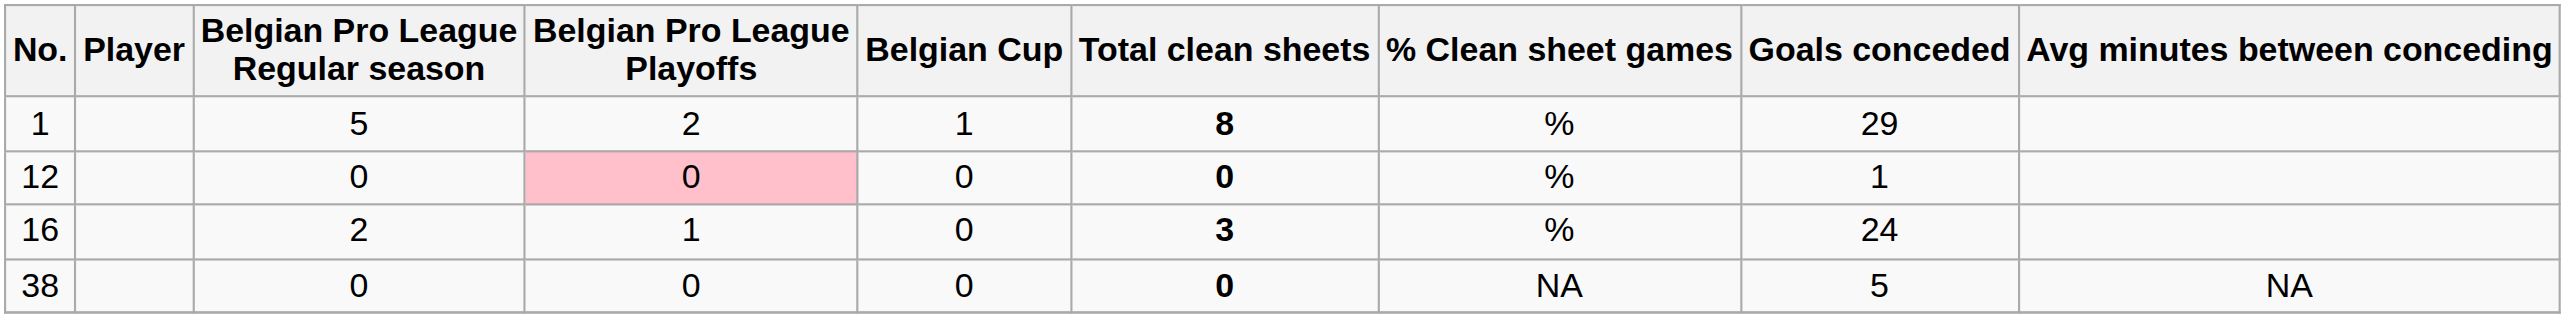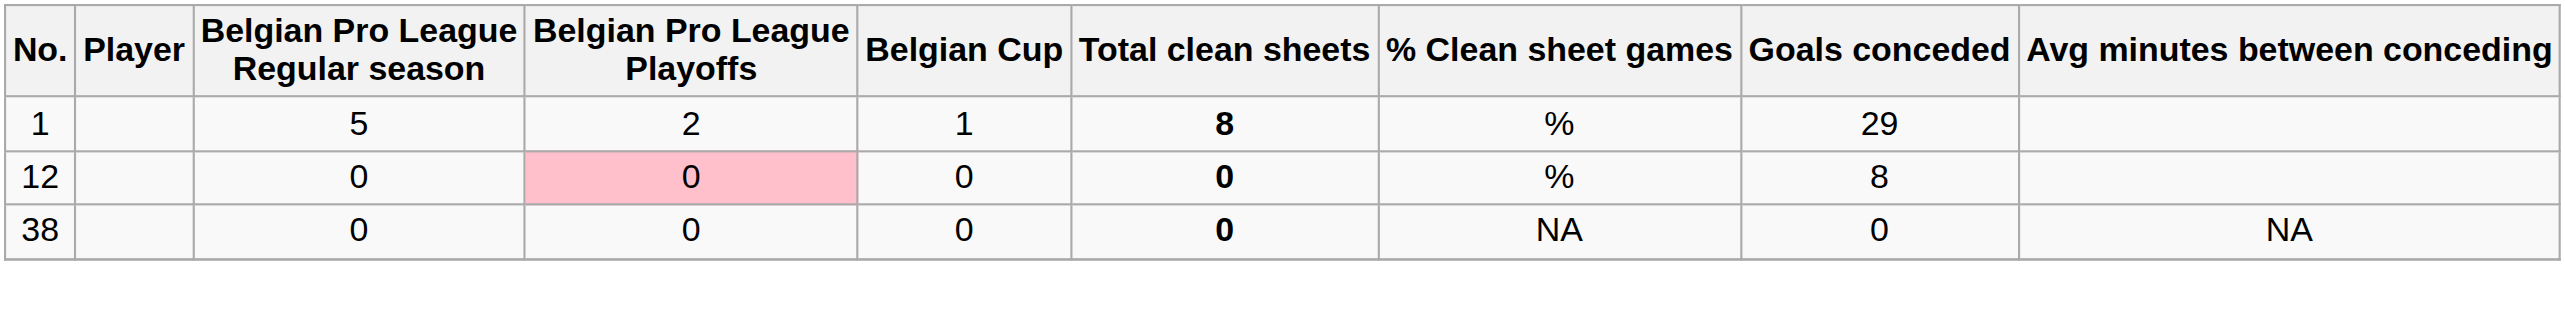(1880, 177) 1 -> (1880, 177) 8
- row: (40, 230)
(1880, 284) 5 -> (1880, 230) 0
